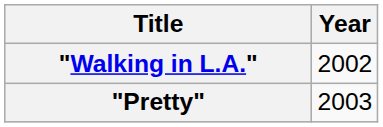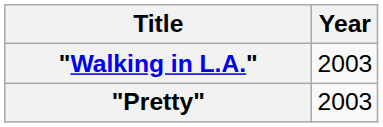(345, 63) 2002 -> (345, 63) 2003
